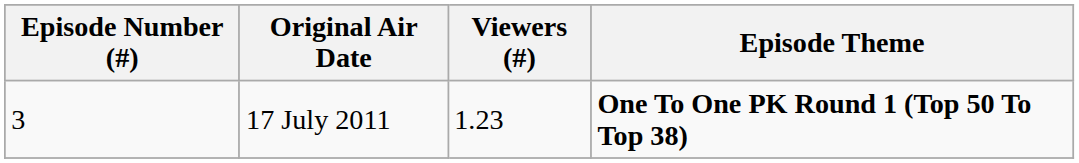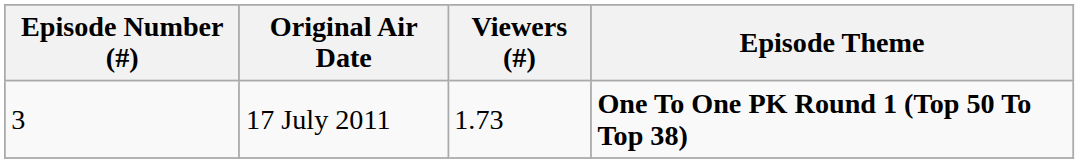(479, 119) 1.23 -> (479, 119) 1.73
